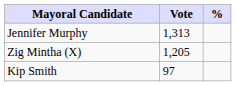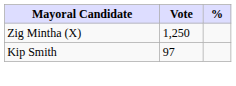- row: (47, 33)
(176, 52) 1,205 -> (176, 33) 1,250
